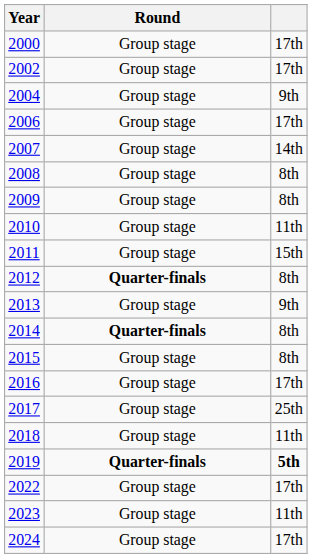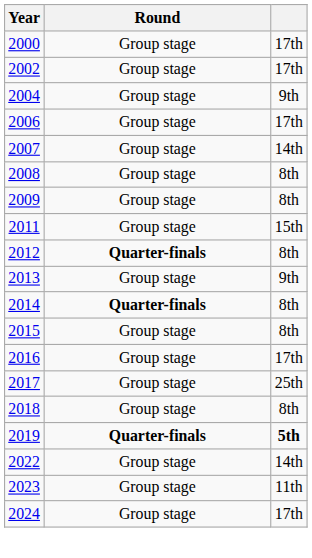- row: (24, 226)
(289, 435) 11th -> (289, 409) 8th
(289, 488) 17th -> (289, 462) 14th
